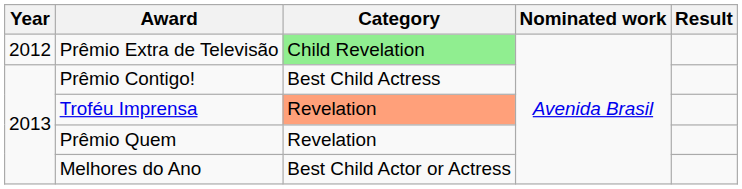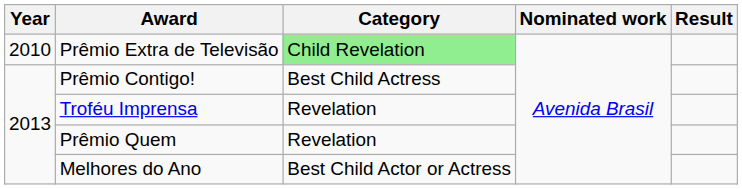(30, 49) 2012 -> (30, 49) 2010
(332, 109) lightsalmon background -> (332, 109) no background
